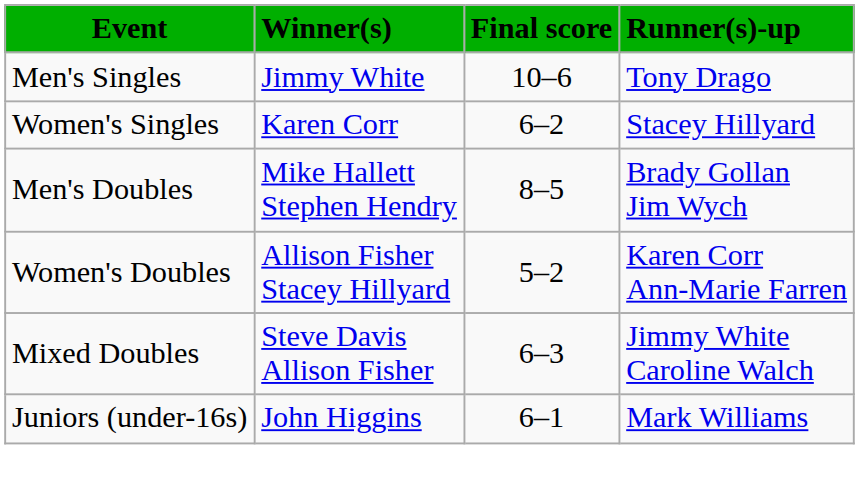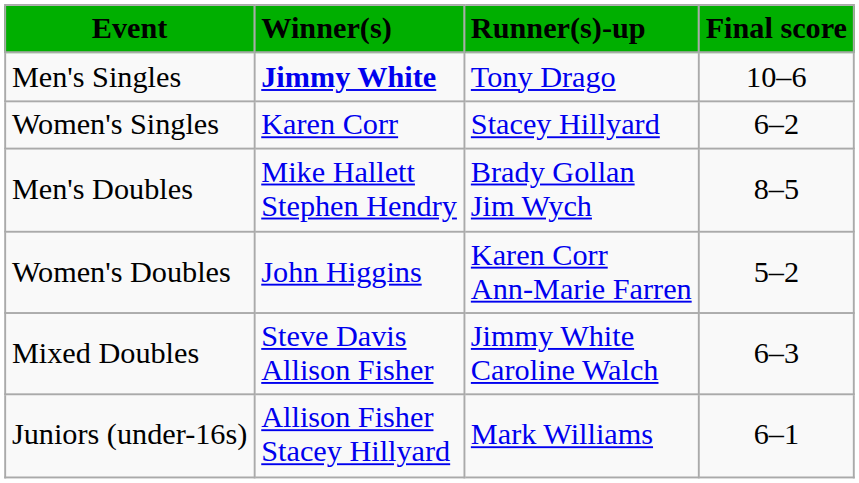columns swapped: (714, 28) <-> (542, 28)
(343, 76) normal -> (349, 76) bold
(356, 271) Allison Fisher Stacey Hillyard -> (341, 271) John Higgins
(341, 418) John Higgins -> (356, 435) Allison Fisher Stacey Hillyard
